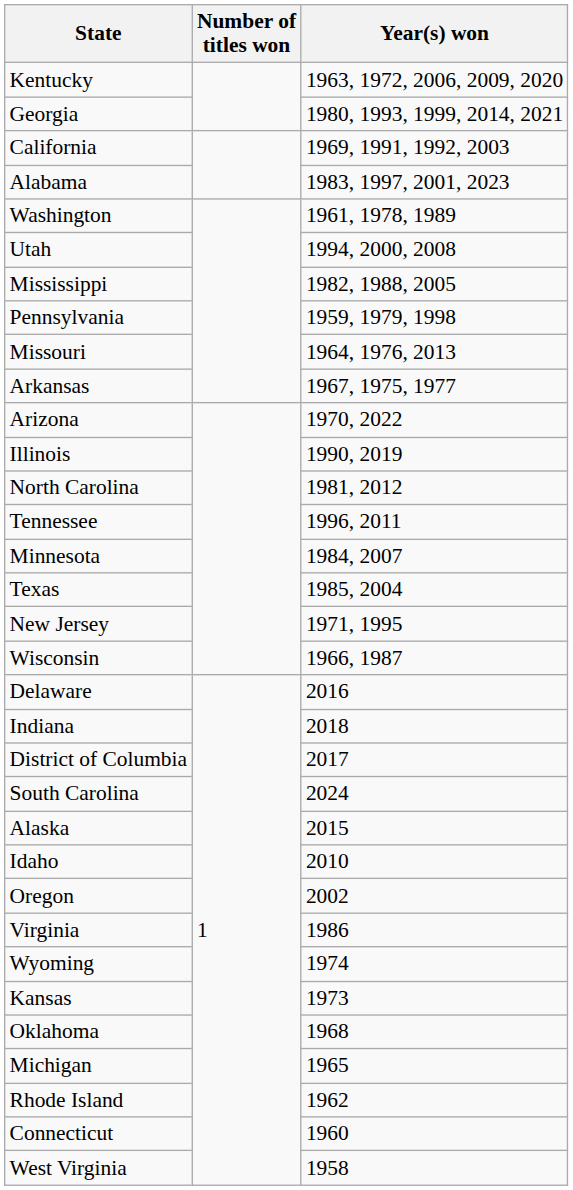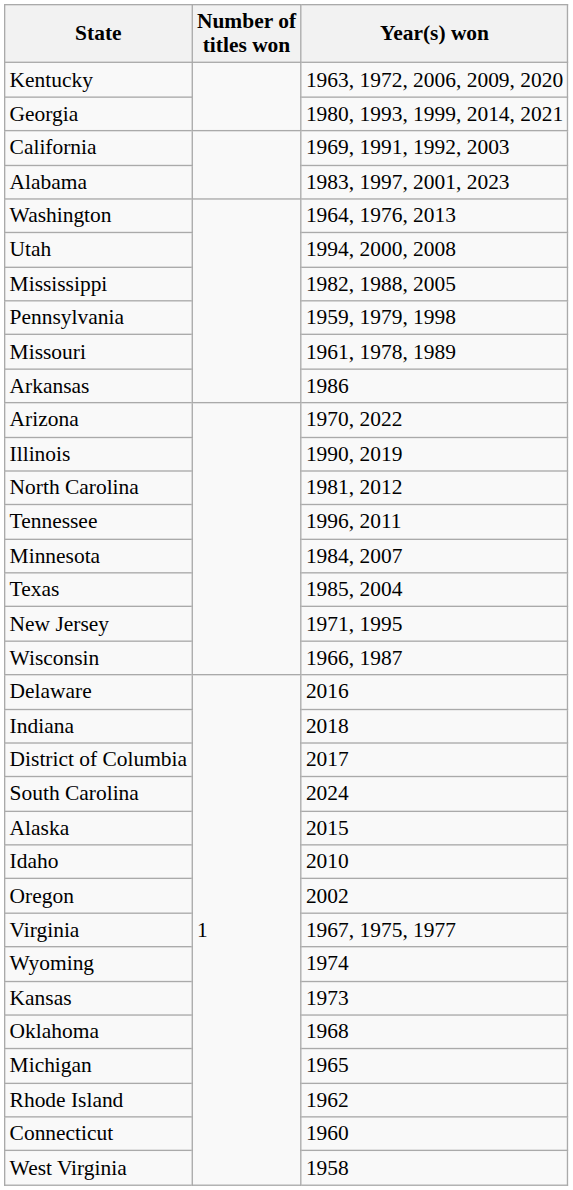(381, 215) 1961, 1978, 1989 -> (381, 215) 1964, 1976, 2013
(381, 351) 1964, 1976, 2013 -> (381, 351) 1961, 1978, 1989
(381, 385) 1967, 1975, 1977 -> (327, 385) 1986
(327, 929) 1986 -> (381, 929) 1967, 1975, 1977
